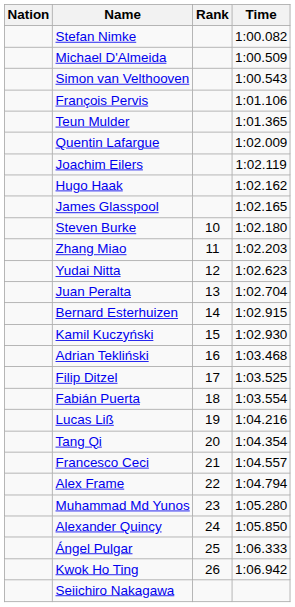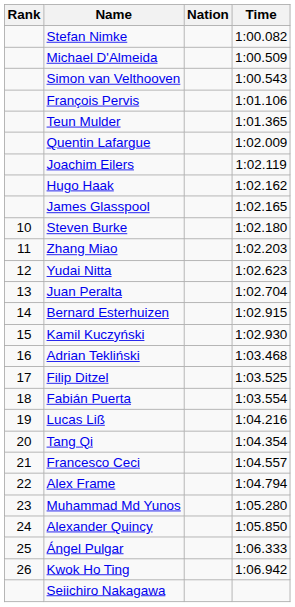columns swapped: (212, 15) <-> (28, 15)
